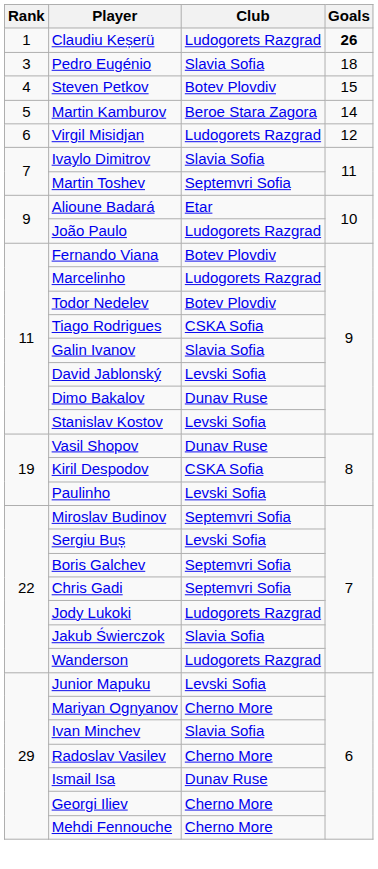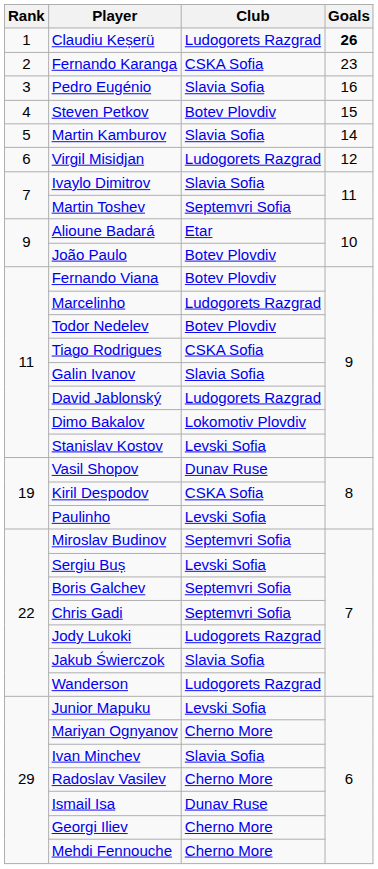+ row: (114, 64)
(349, 64) 18 -> (349, 87) 16
(251, 111) Beroe Stara Zagora -> (225, 135) Slavia Sofia
(253, 231) Ludogorets Razgrad -> (230, 254) Botev Plovdiv
(225, 374) Levski Sofia -> (253, 398) Ludogorets Razgrad
(226, 398) Dunav Ruse -> (245, 421) Lokomotiv Plovdiv
